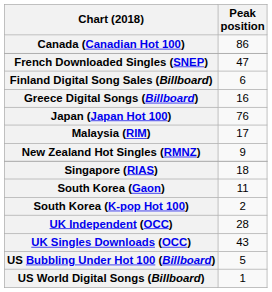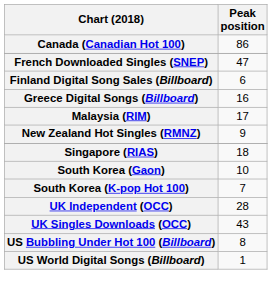- row: (111, 116)
(243, 188) 11 -> (243, 170) 10
(243, 206) 2 -> (243, 188) 7
(243, 260) 5 -> (243, 242) 8
